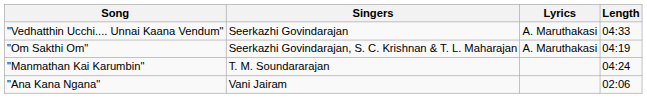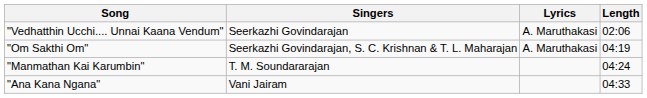(616, 31) 04:33 -> (616, 31) 02:06
(616, 84) 02:06 -> (616, 84) 04:33
